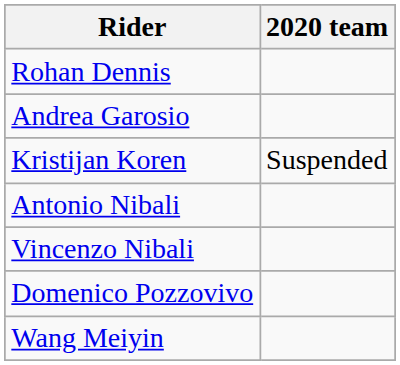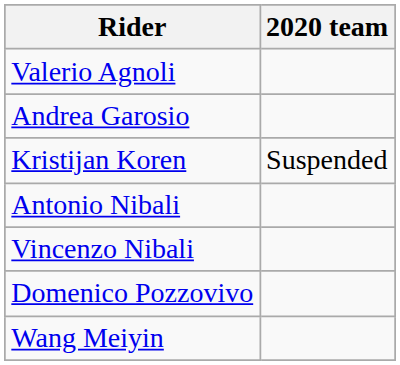+ row: (93, 71)
- row: (91, 71)
